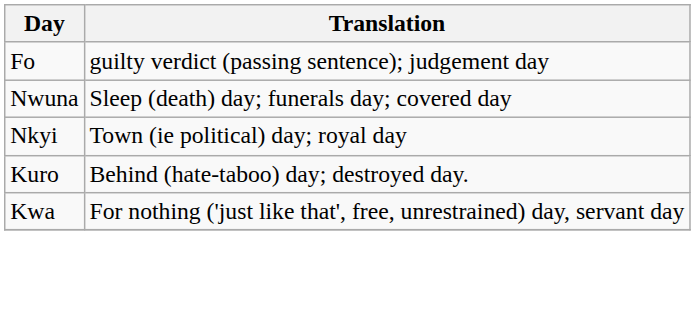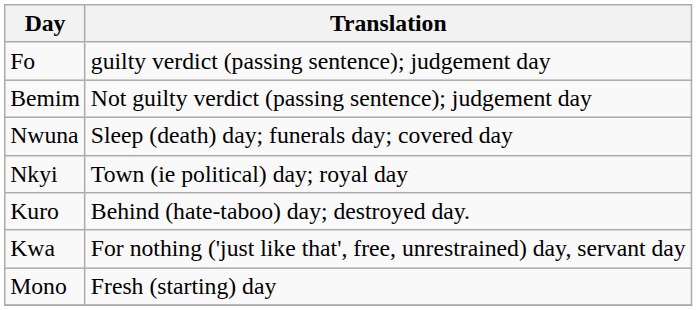+ row: (45, 98)
+ row: (38, 286)
